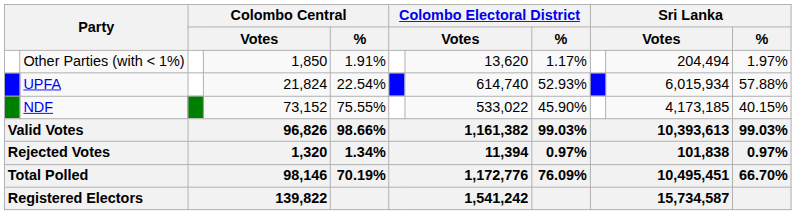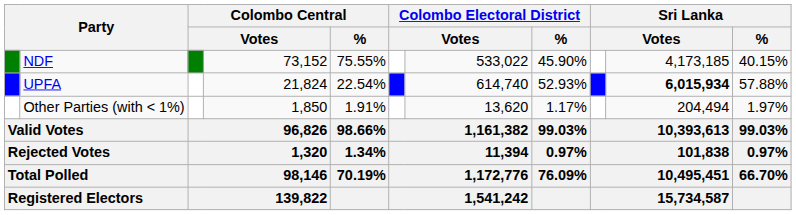rows swapped: (38, 107) <-> (104, 61)
(697, 84) normal -> (697, 84) bold
